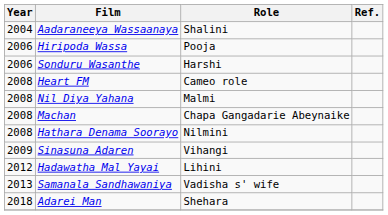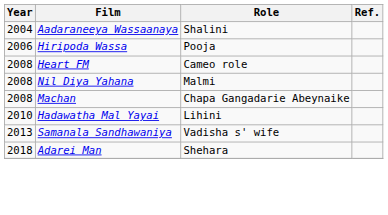- row: (89, 65)
- row: (108, 133)
- row: (86, 151)
(20, 168) 2012 -> (20, 116) 2010
